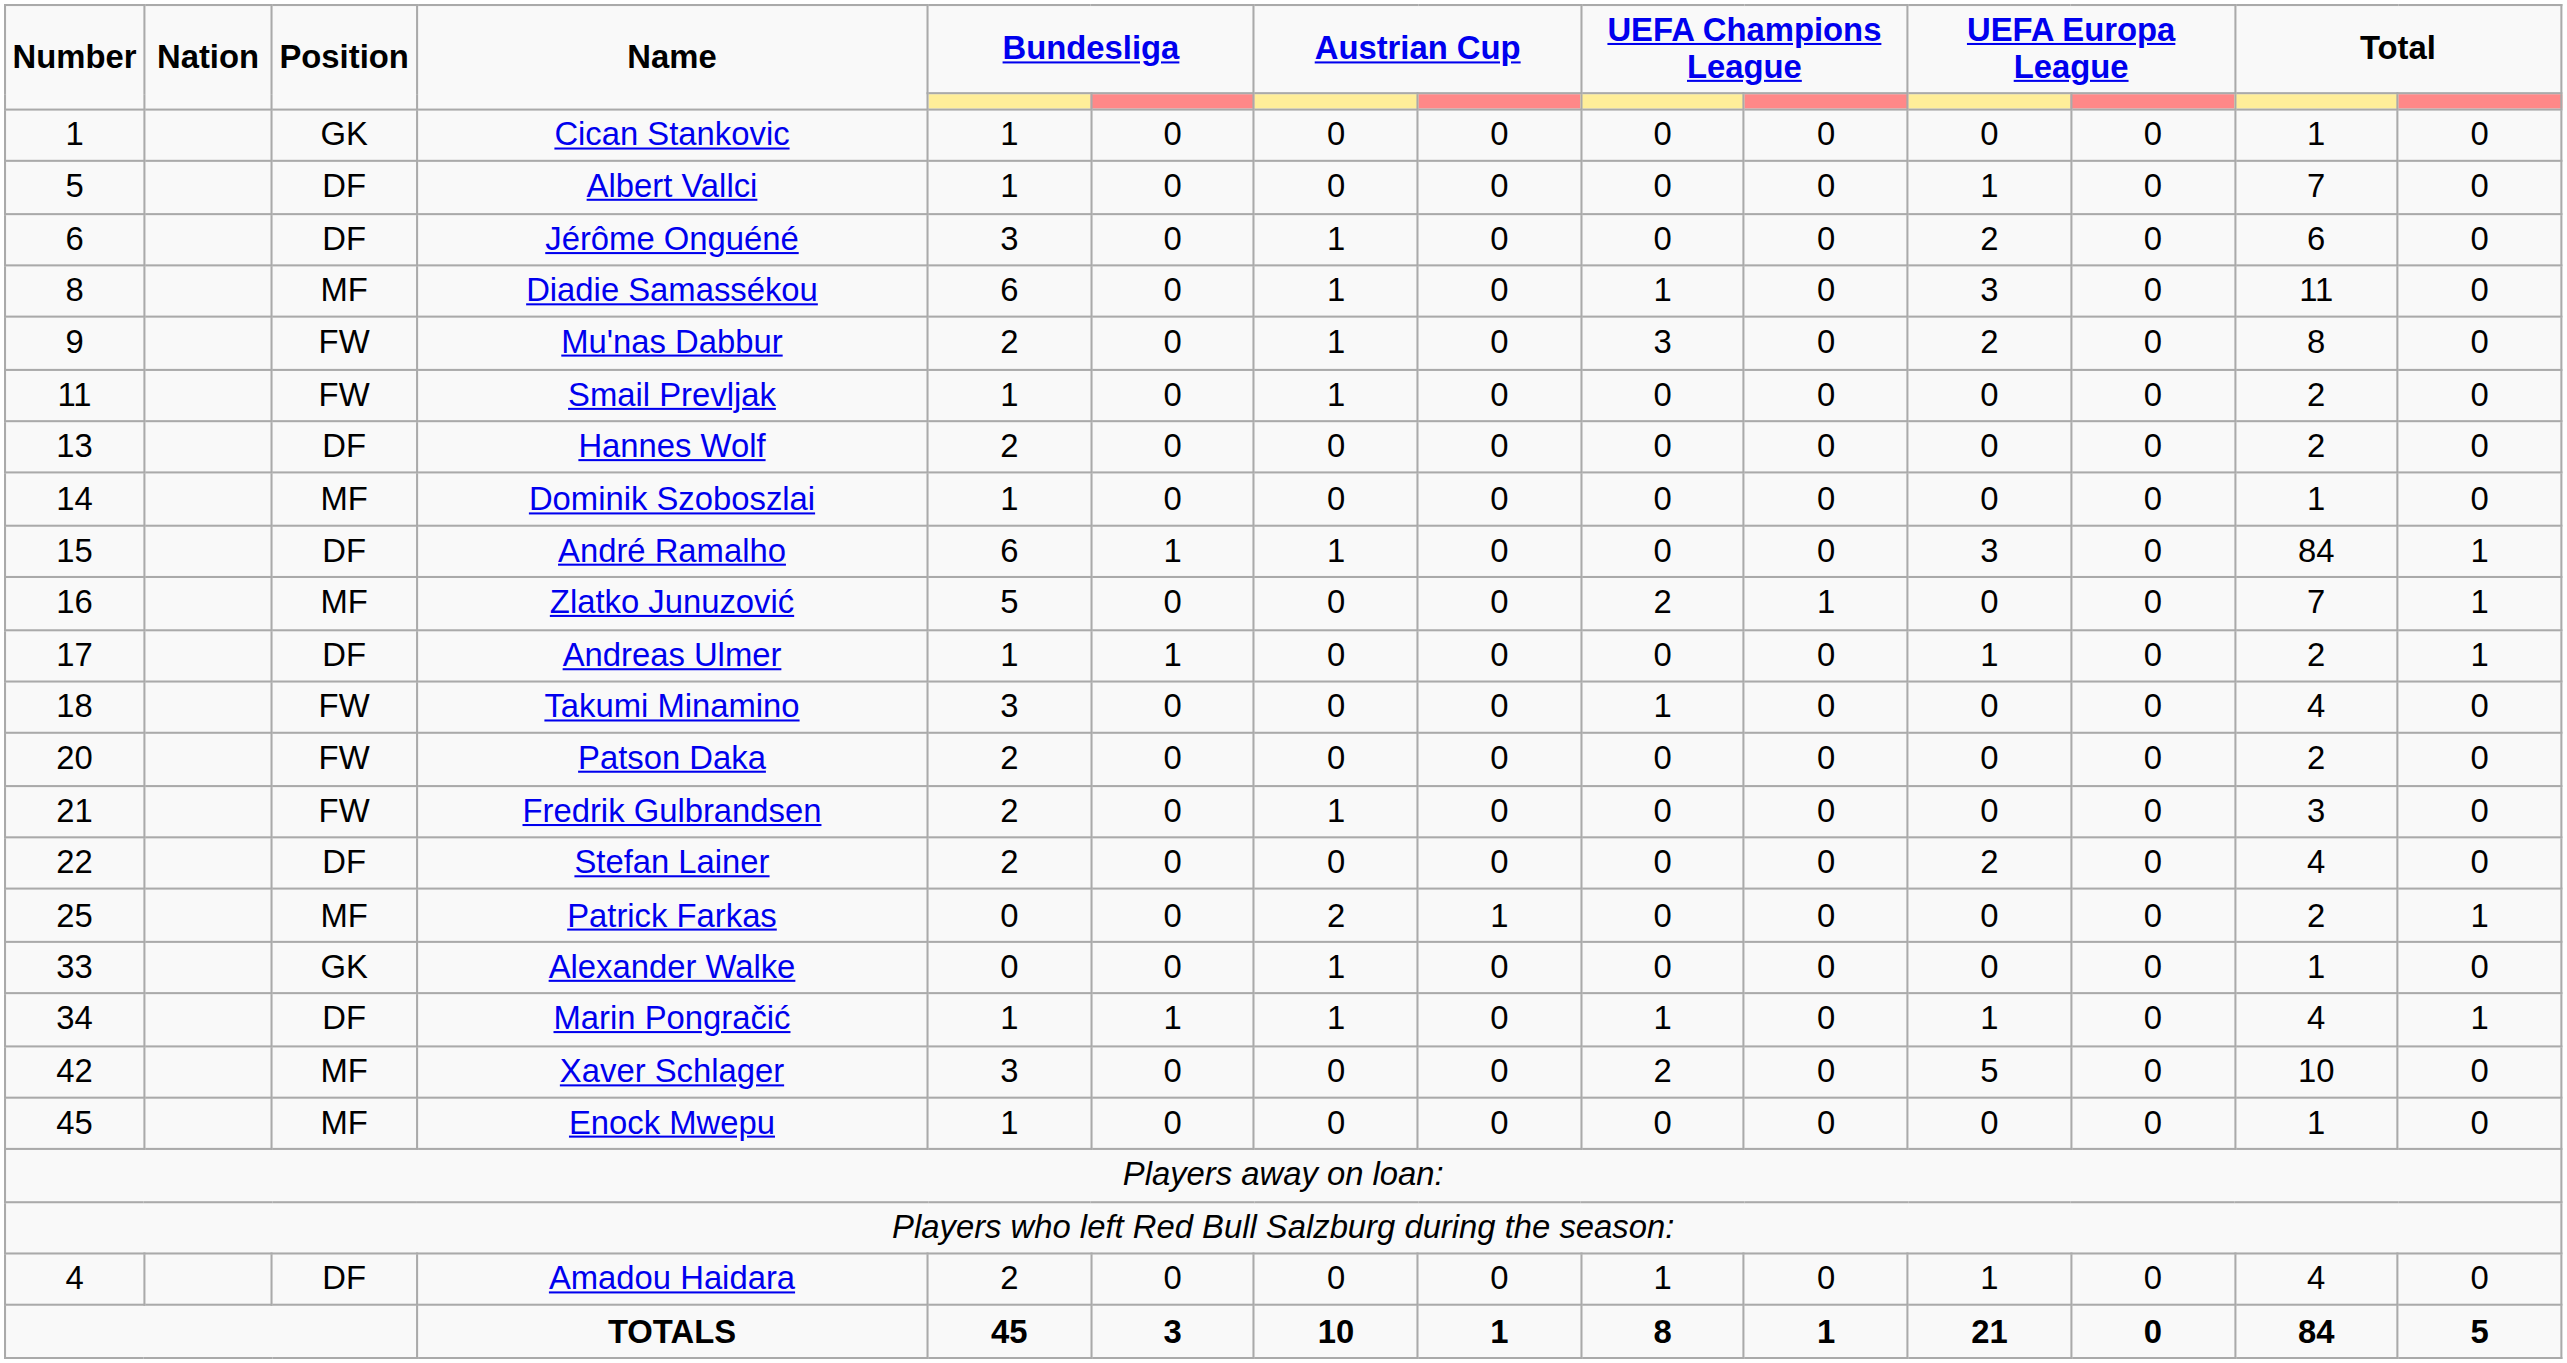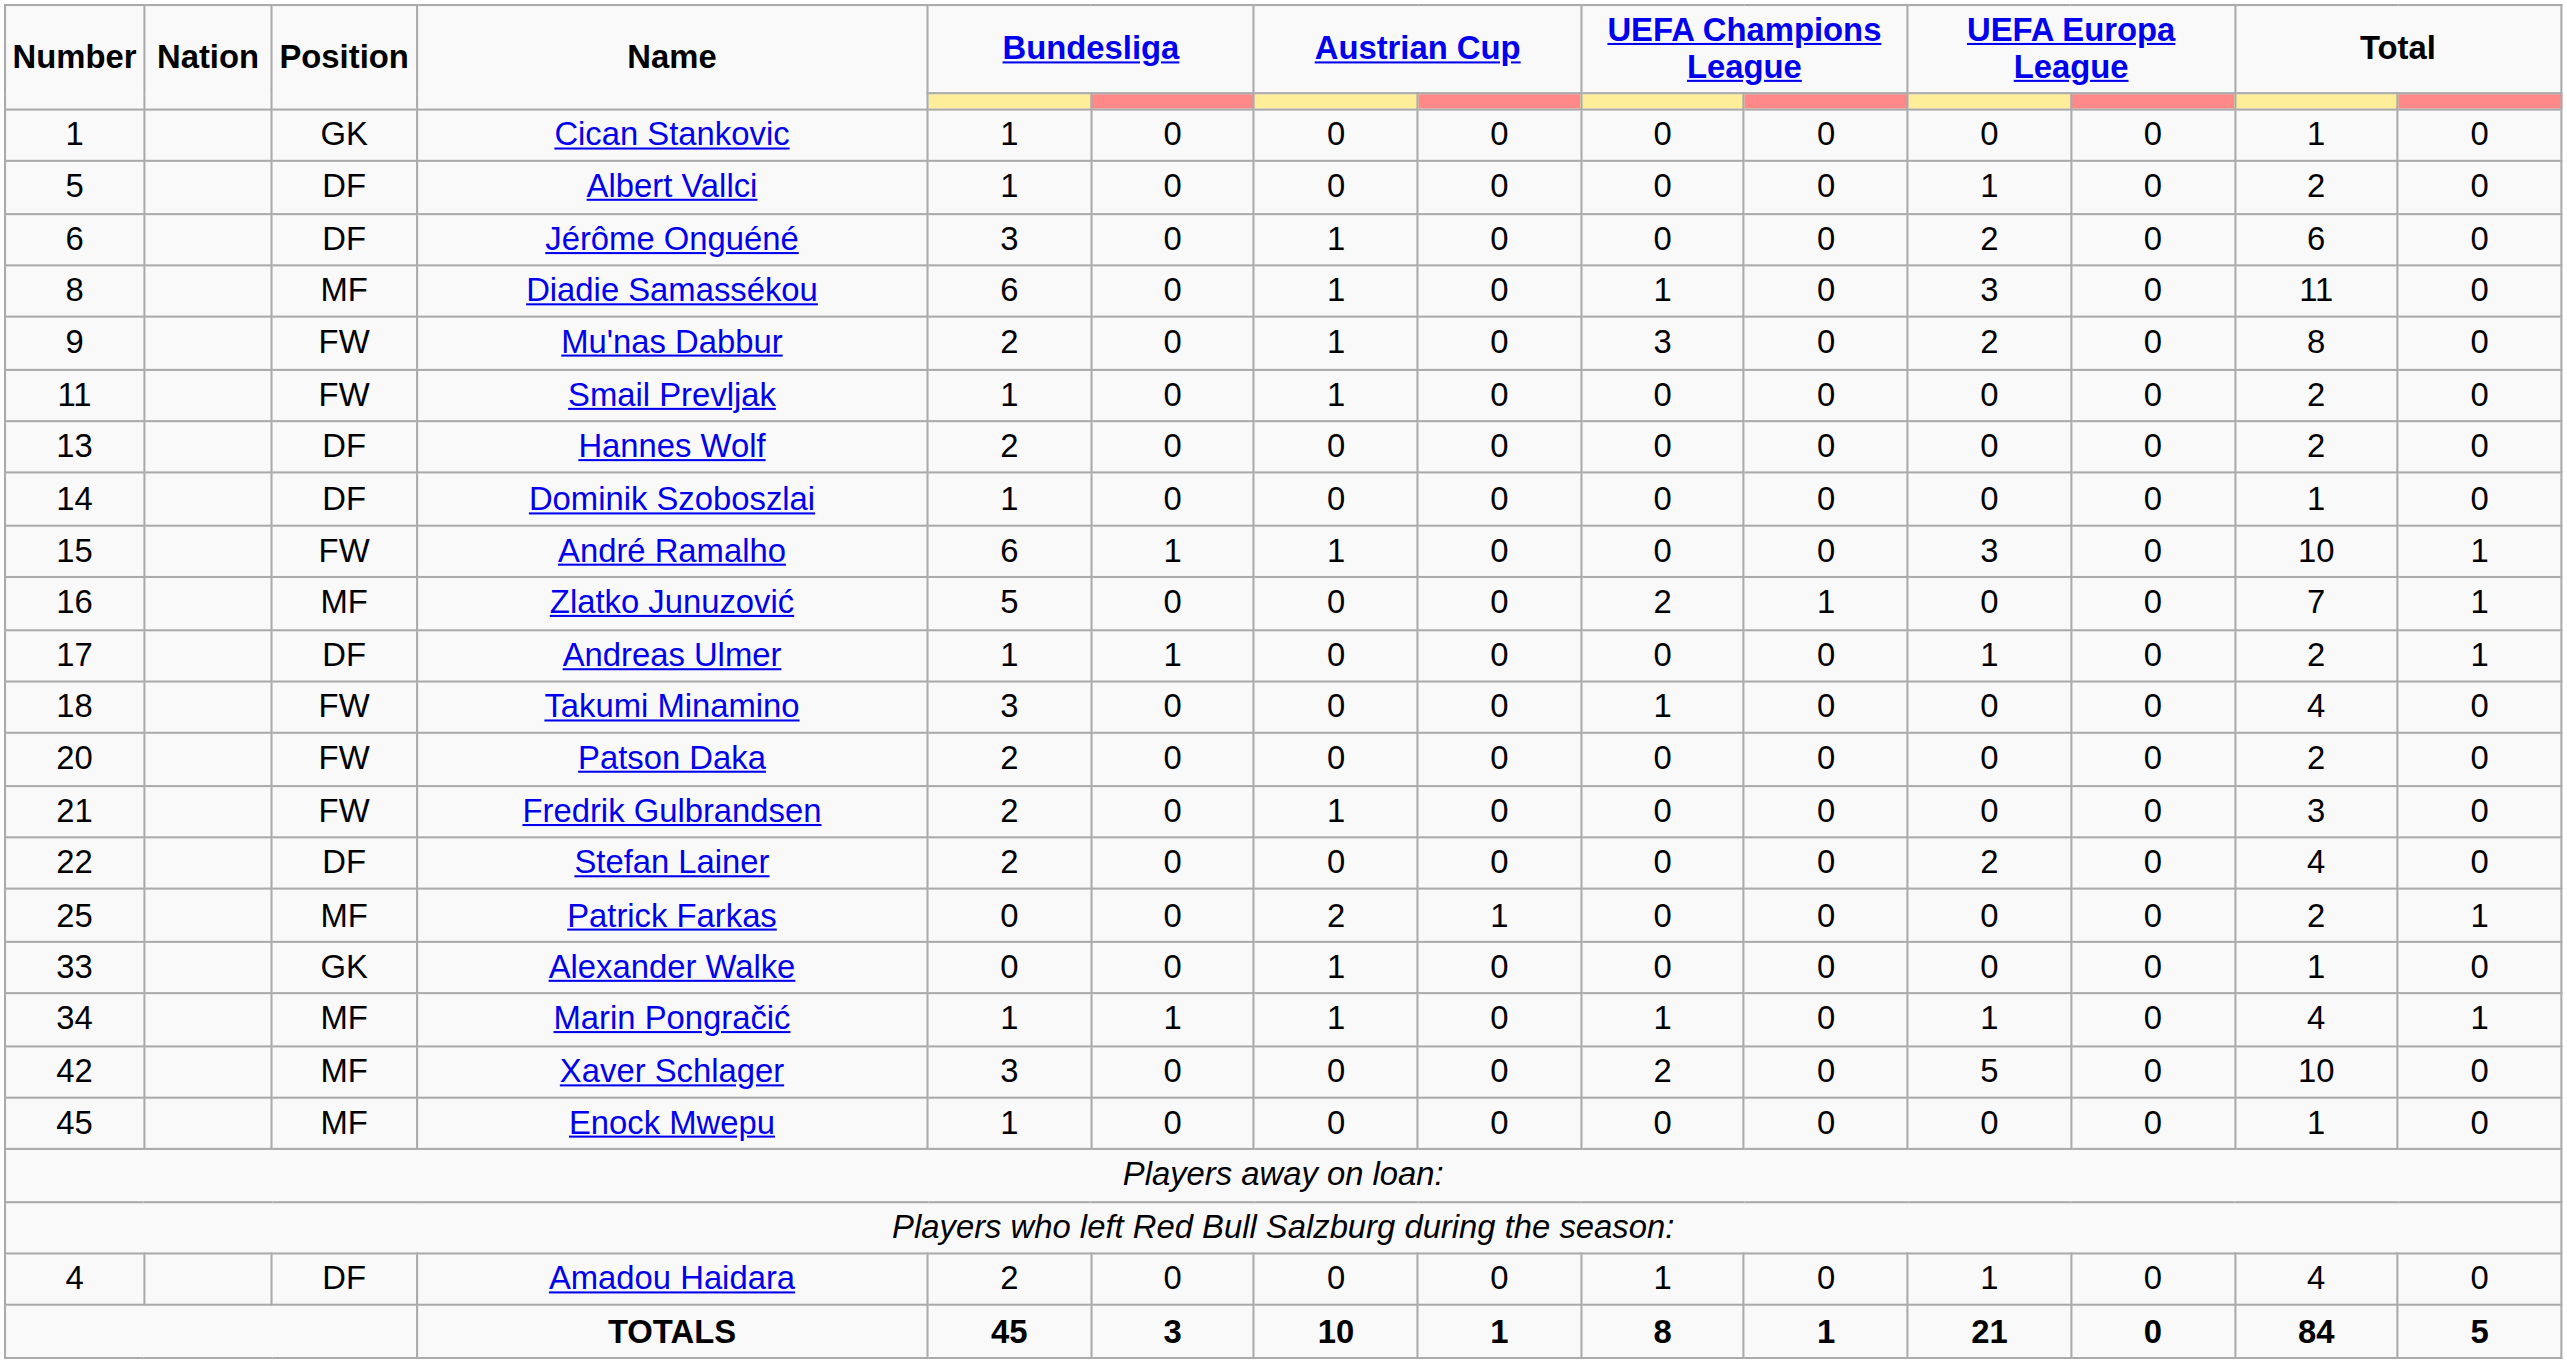(2316, 186) 7 -> (2316, 186) 2
(344, 498) MF -> (344, 498) DF
(344, 550) DF -> (344, 550) FW
(2316, 550) 84 -> (2316, 550) 10
(344, 1018) DF -> (344, 1018) MF
